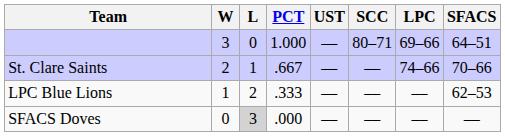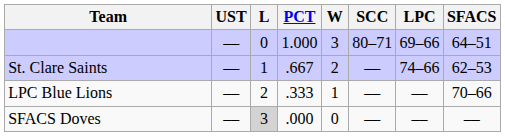columns swapped: (226, 17) <-> (329, 17)
(472, 67) 70–66 -> (472, 67) 62–53
(472, 93) 62–53 -> (472, 93) 70–66
